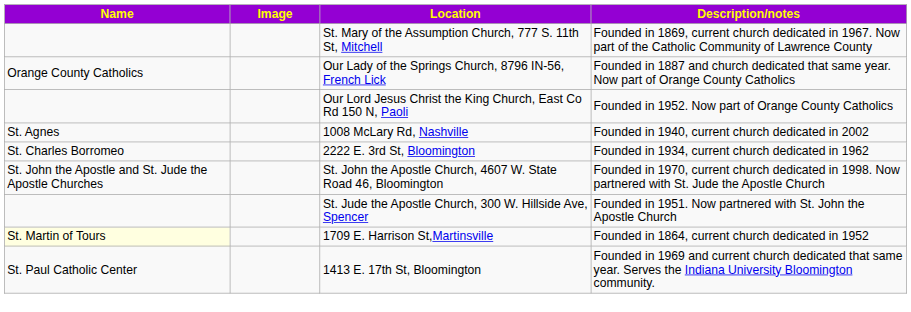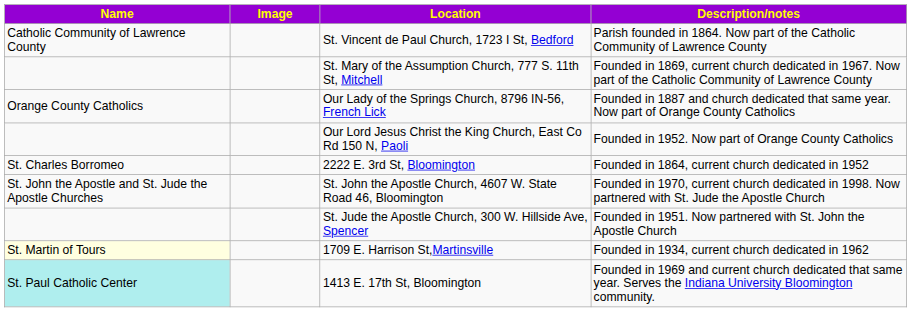+ row: (448, 40)
- row: (396, 132)
(731, 151) Founded in 1934, current church dedicated in 1962 -> (731, 165) Founded in 1864, current church dedicated in 1952
(731, 236) Founded in 1864, current church dedicated in 1952 -> (731, 250) Founded in 1934, current church dedicated in 1962
(72, 269) no background -> (72, 283) paleturquoise background
